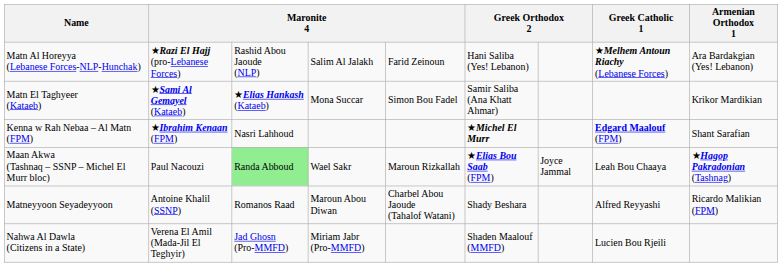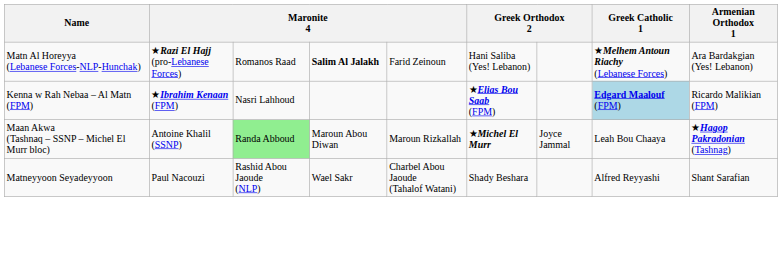(260, 61) Rashid Abou Jaoude (NLP) -> (265, 61) Romanos Raad
(342, 61) normal -> (345, 61) bold
- row: (42, 100)
(492, 133) ★Michel El Murr -> (493, 100) ★Elias Bou Saab (FPM)
(630, 133) no background -> (630, 100) lightblue background
(721, 133) Shant Sarafian -> (726, 100) Ricardo Malikian (FPM)
(177, 166) Paul Nacouzi -> (181, 139) Antoine Khalil (SSNP)
(331, 166) Wael Sakr -> (340, 139) Maroun Abou Diwan
(492, 167) ★Elias Bou Saab (FPM) -> (493, 139) ★Michel El Murr
(180, 205) Antoine Khalil (SSNP) -> (178, 177) Paul Nacouzi
(264, 205) Romanos Raad -> (261, 177) Rashid Abou Jaoude (NLP)
(338, 205) Maroun Abou Diwan -> (332, 177) Wael Sakr
(726, 205) Ricardo Malikian (FPM) -> (720, 177) Shant Sarafian
- row: (46, 243)
